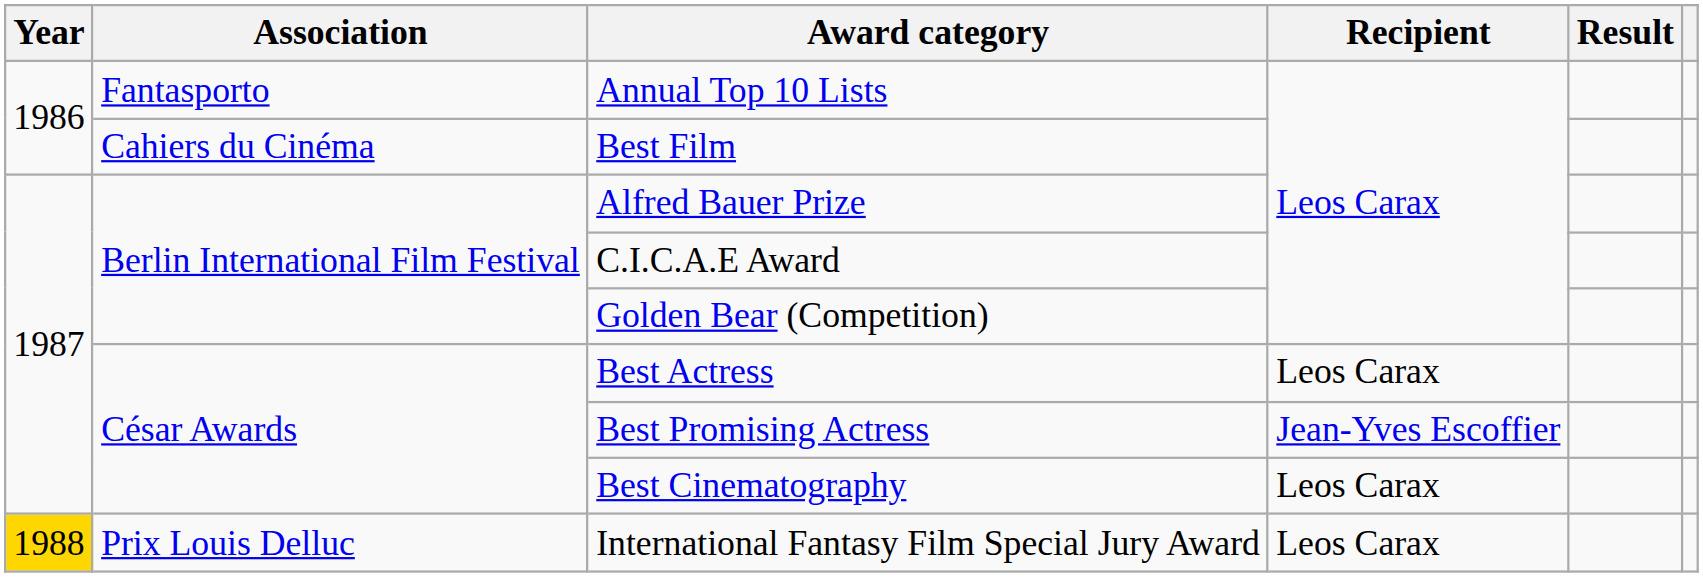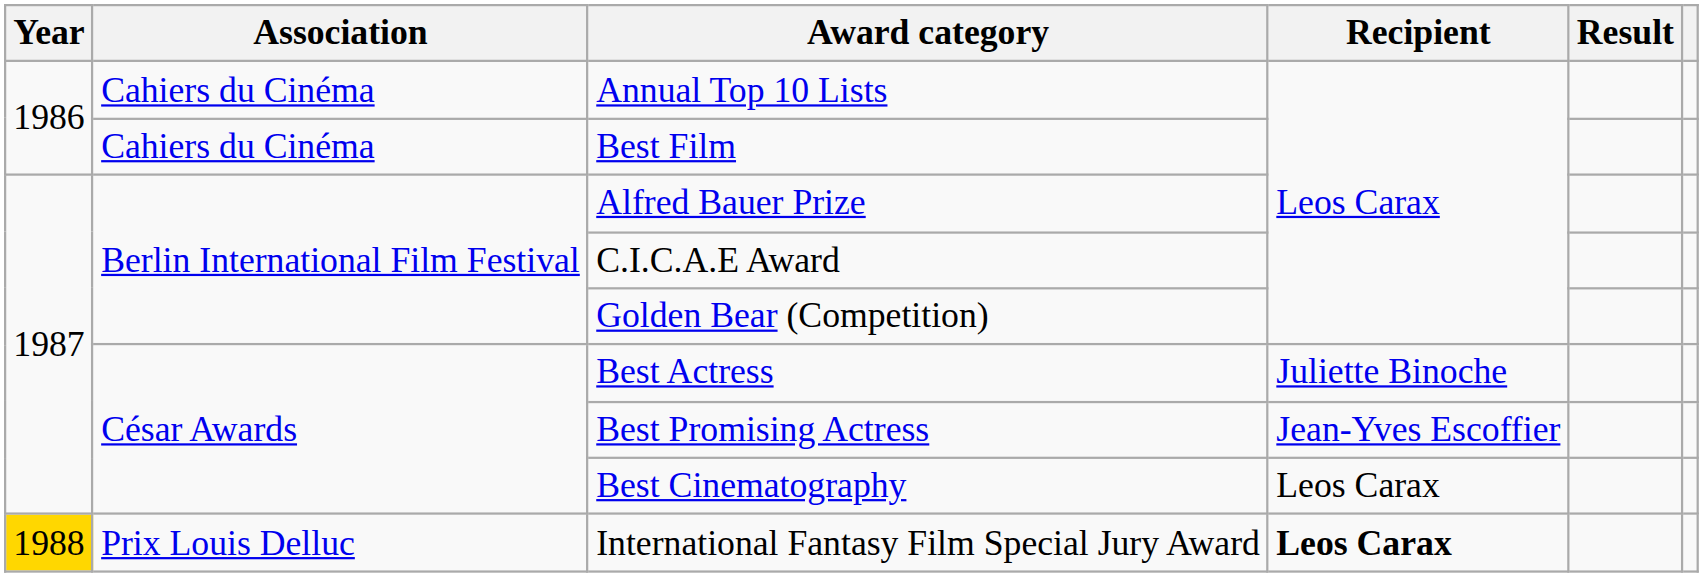(185, 89) Fantasporto -> (238, 89) Cahiers du Cinéma
(1358, 372) Leos Carax -> (1392, 372) Juliette Binoche
(1358, 542) normal -> (1364, 542) bold
